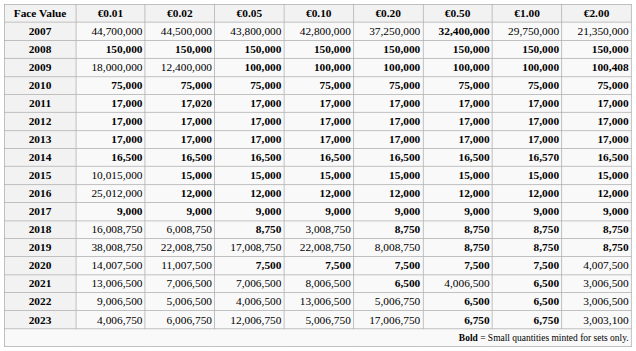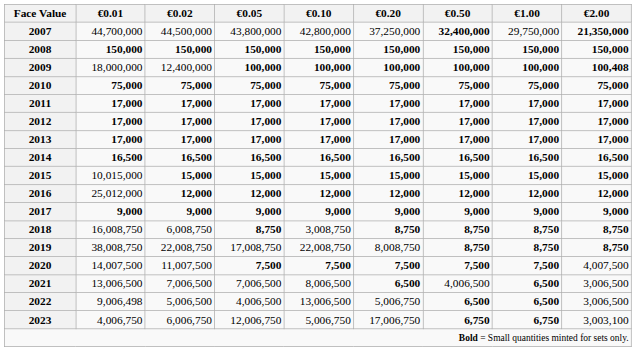(603, 31) normal -> (603, 31) bold
(196, 103) 17,020 -> (196, 103) 17,000
(544, 157) 16,570 -> (544, 157) 16,500
(120, 301) 9,006,500 -> (120, 301) 9,006,498
